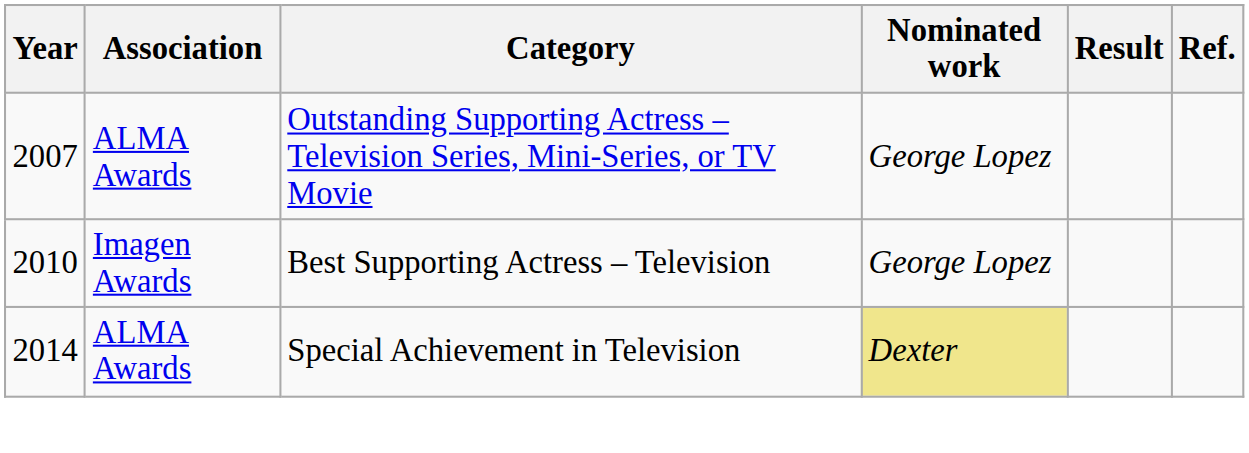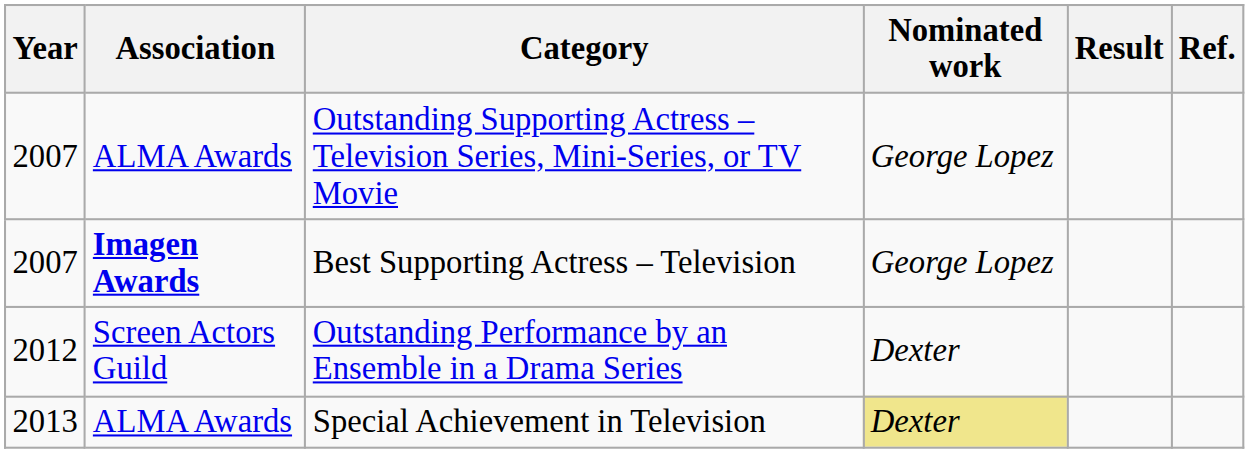(45, 262) 2010 -> (45, 262) 2007
(142, 262) normal -> (146, 262) bold
+ row: (520, 350)
(45, 350) 2014 -> (45, 421) 2013
